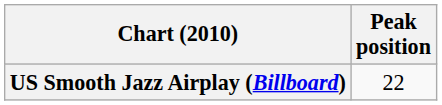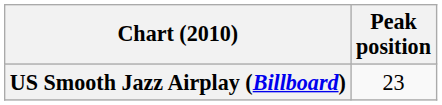(394, 81) 22 -> (394, 81) 23
